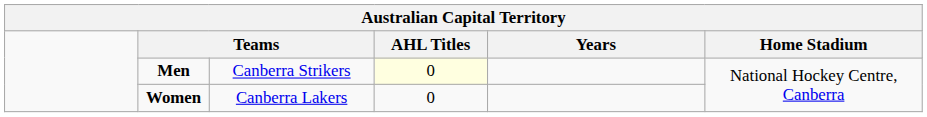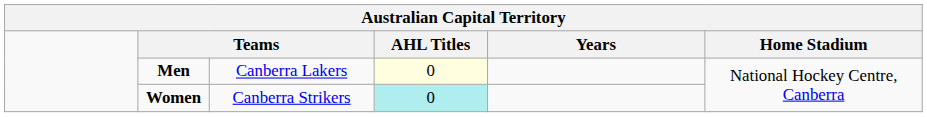(292, 71) Canberra Strikers -> (292, 71) Canberra Lakers
(292, 97) Canberra Lakers -> (292, 97) Canberra Strikers
(431, 97) no background -> (431, 97) paleturquoise background
